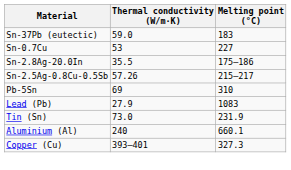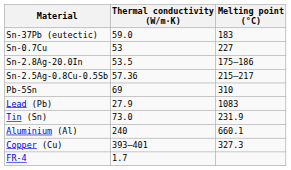(122, 62) 35.5 -> (122, 62) 53.5
(125, 76) 57.26 -> (125, 76) 57.36
+ row: (17, 159)
